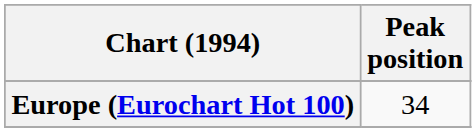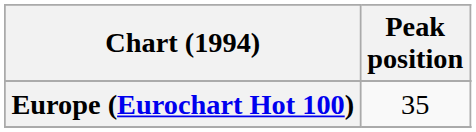(415, 103) 34 -> (415, 103) 35
